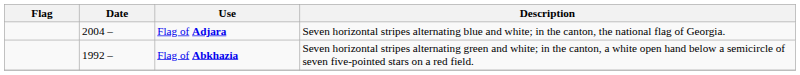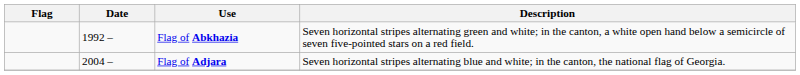rows swapped: (198, 55) <-> (192, 31)
